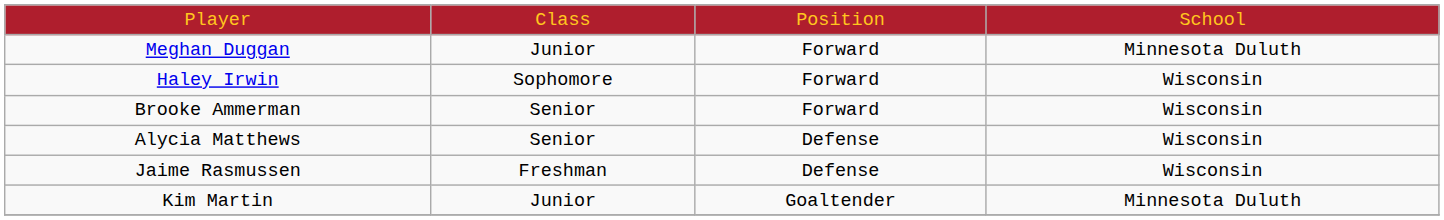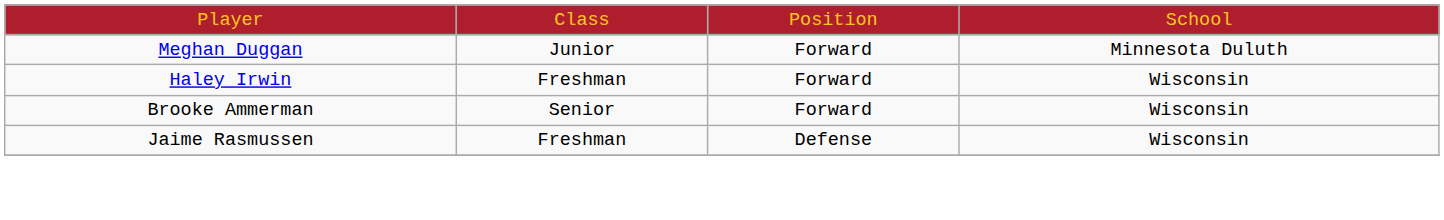(563, 80) Sophomore -> (582, 80) Freshman
- row: (218, 140)
- row: (218, 200)
